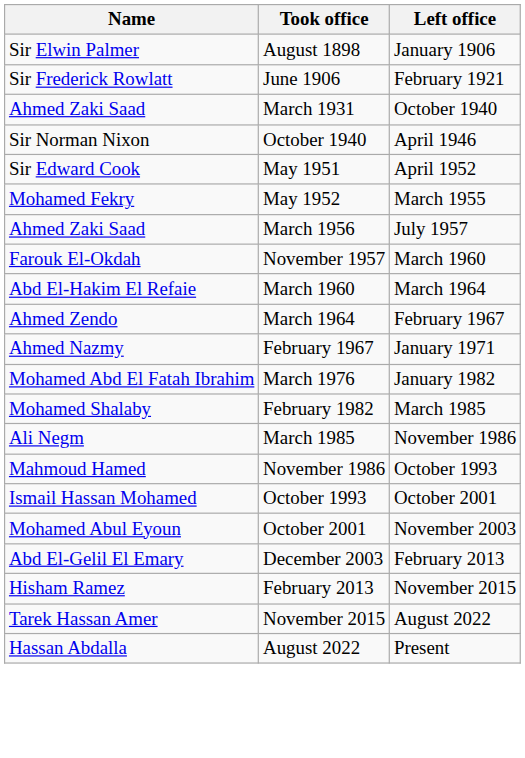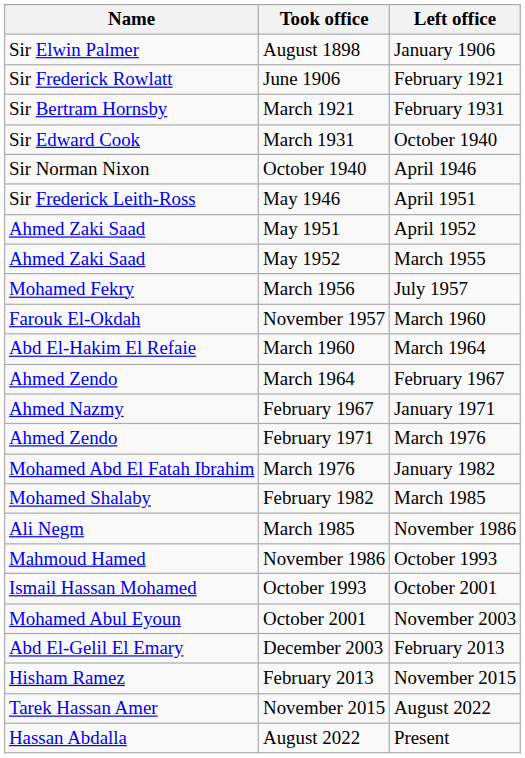+ row: (309, 109)
(77, 109) Ahmed Zaki Saad -> (74, 139) Sir Edward Cook
+ row: (302, 199)
(74, 169) Sir Edward Cook -> (77, 229) Ahmed Zaki Saad
(72, 199) Mohamed Fekry -> (77, 259) Ahmed Zaki Saad
(77, 229) Ahmed Zaki Saad -> (72, 288) Mohamed Fekry
+ row: (318, 438)
